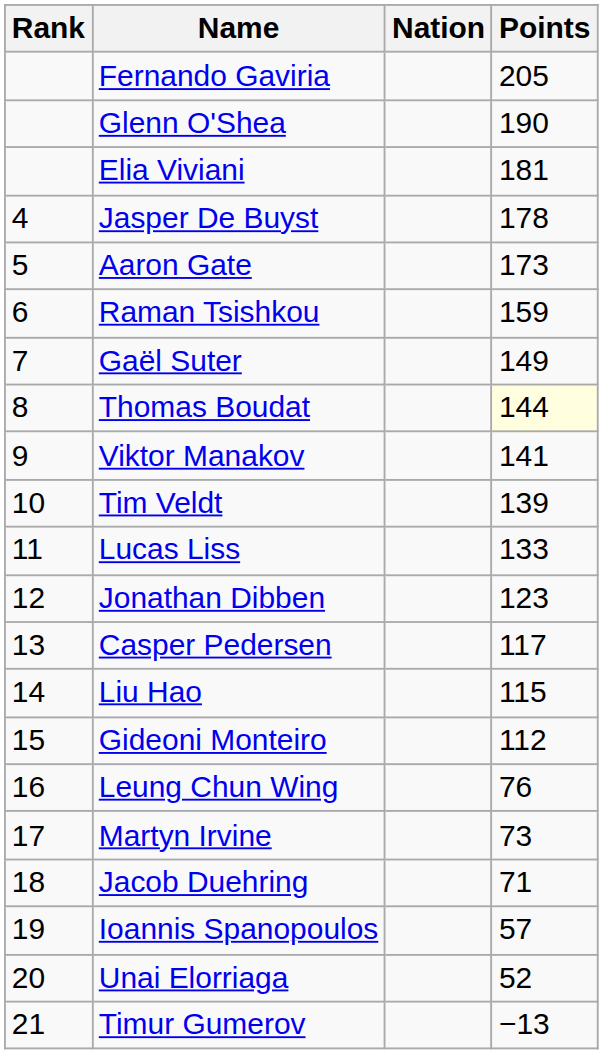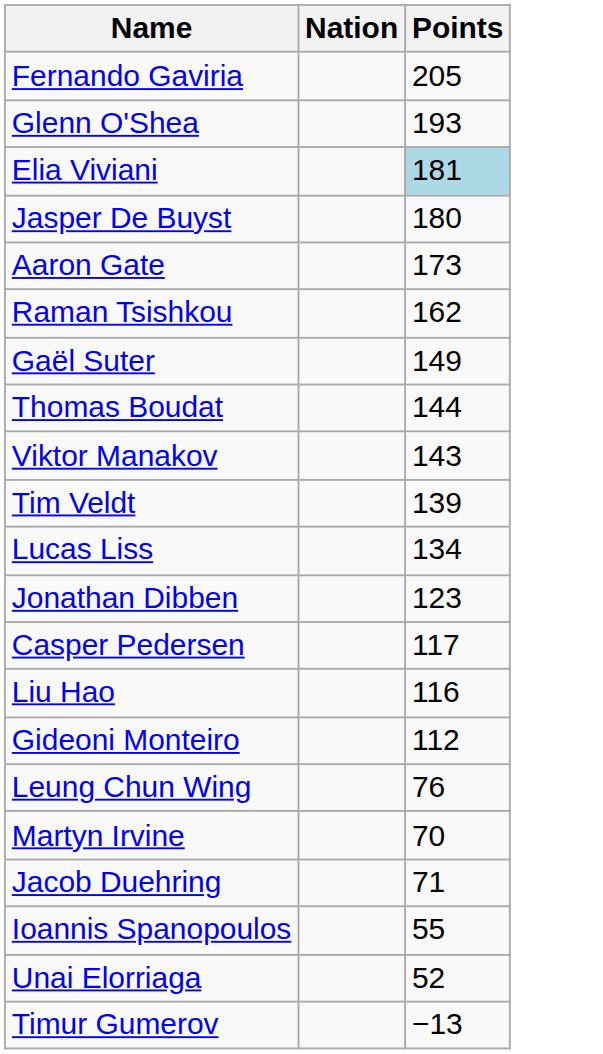- column: (48, 28)
(524, 123) 190 -> (437, 123) 193
(524, 170) no background -> (437, 170) lightblue background
(524, 218) 178 -> (437, 218) 180
(524, 312) 159 -> (437, 312) 162
(524, 407) lightyellow background -> (437, 407) no background
(524, 455) 141 -> (437, 455) 143
(524, 550) 133 -> (437, 550) 134
(523, 692) 115 -> (436, 692) 116
(516, 834) 73 -> (429, 834) 70
(516, 929) 57 -> (429, 929) 55
